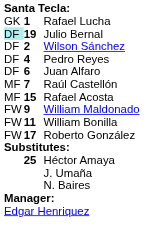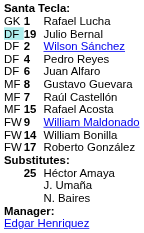+ row: (88, 84)
(30, 122) 11 -> (30, 135) 14
